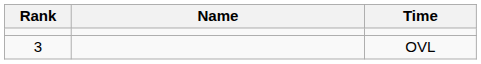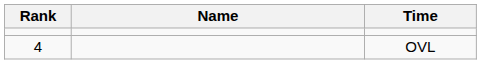(38, 47) 3 -> (38, 47) 4
